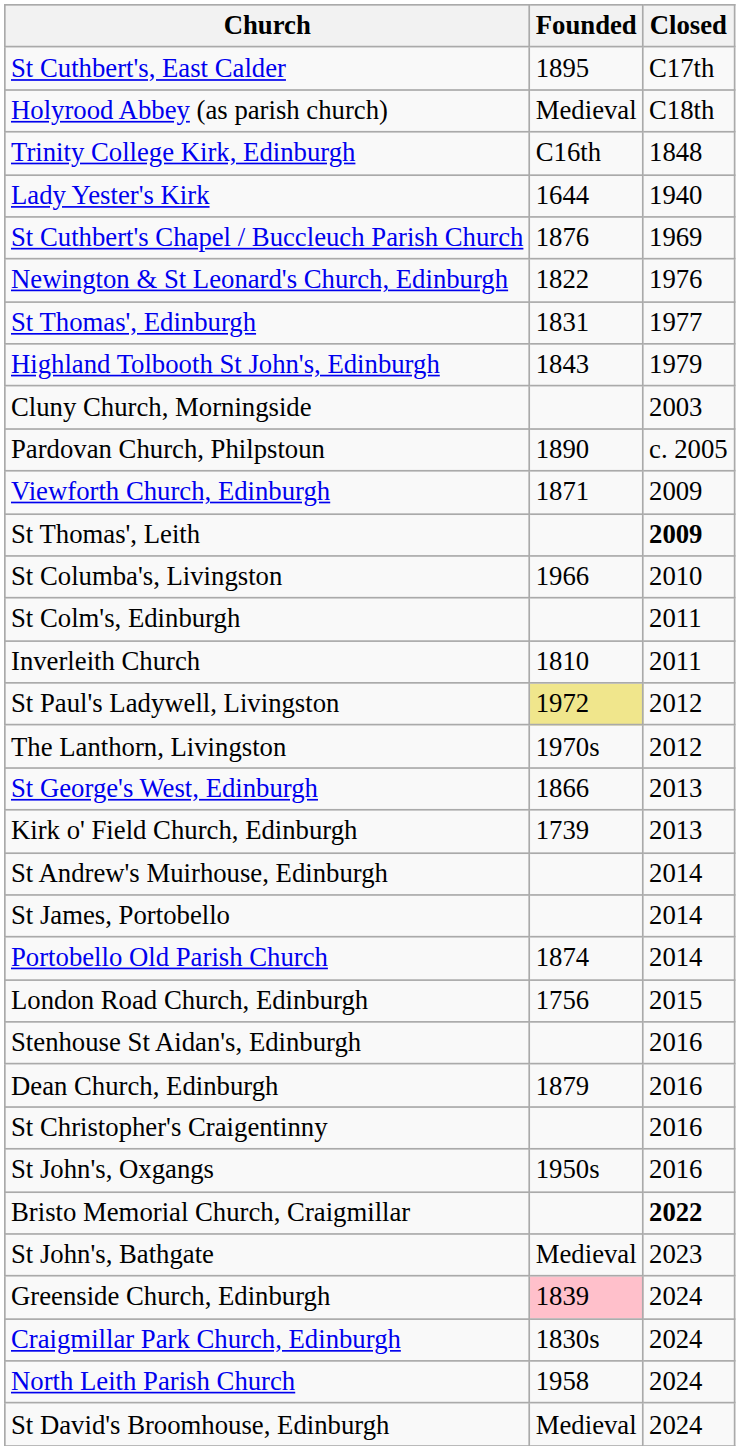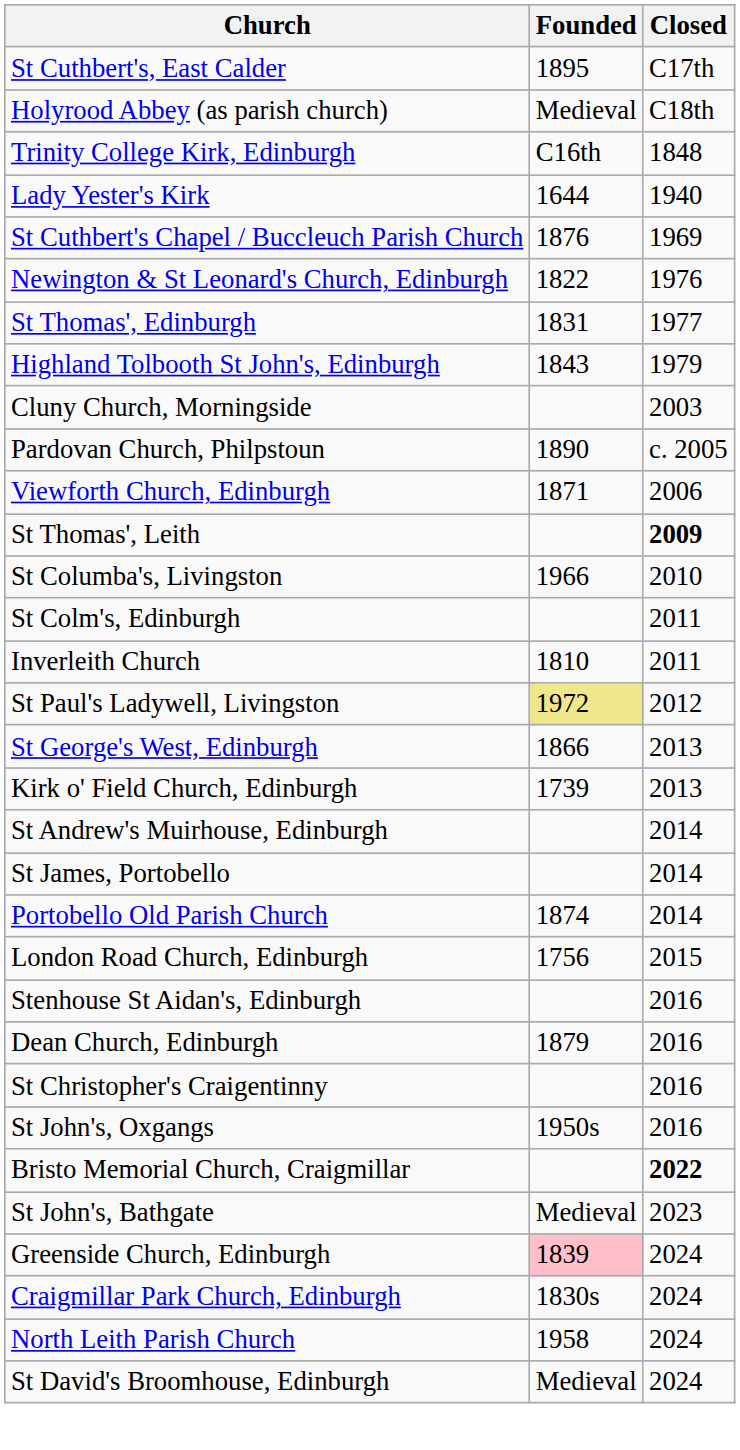(676, 491) 2009 -> (676, 491) 2006
- row: (149, 746)
